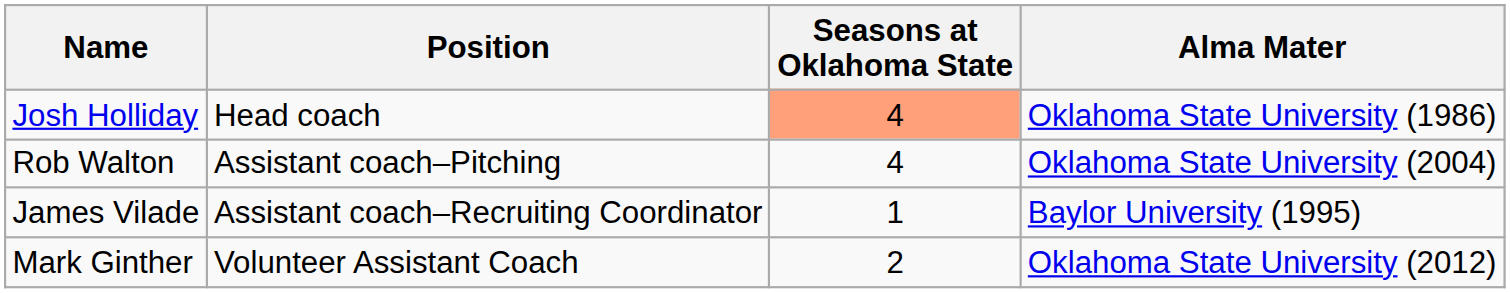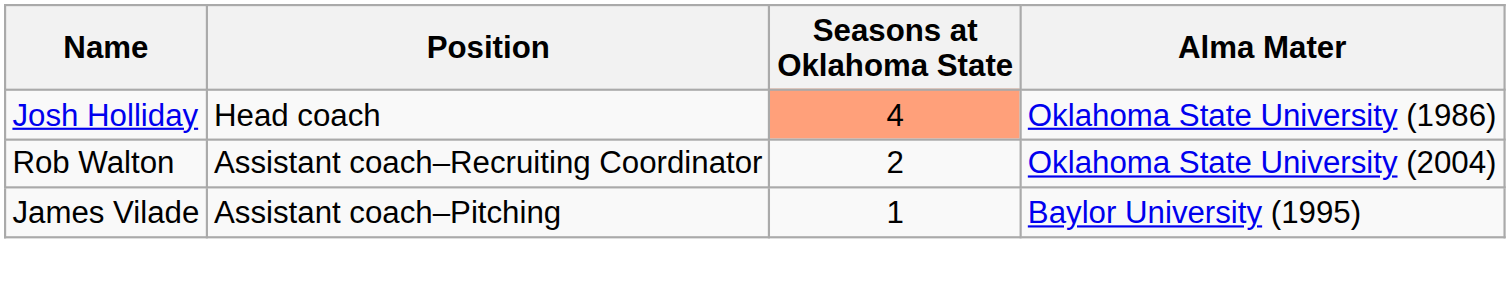(388, 164) Assistant coach–Pitching -> (488, 164) Assistant coach–Recruiting Coordinator
(895, 164) 4 -> (895, 164) 2
(488, 213) Assistant coach–Recruiting Coordinator -> (388, 213) Assistant coach–Pitching
- row: (103, 262)
